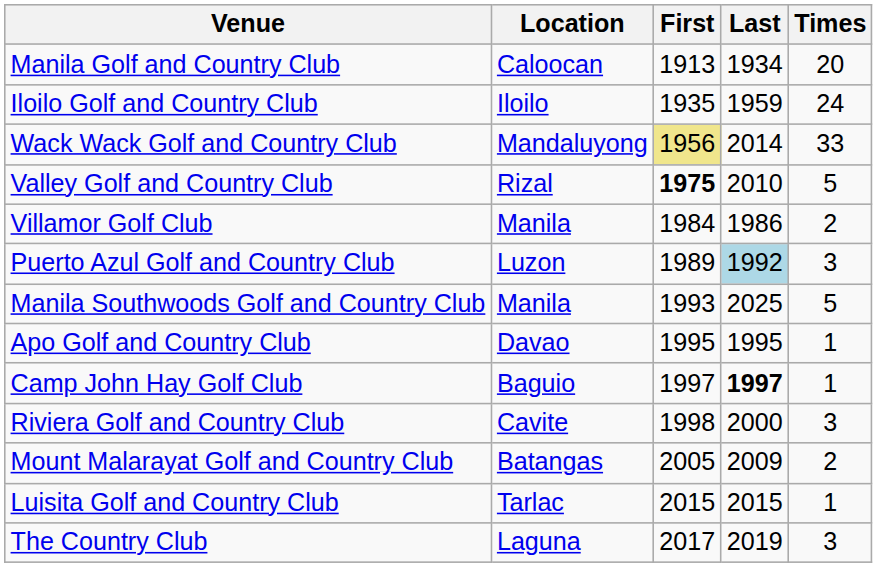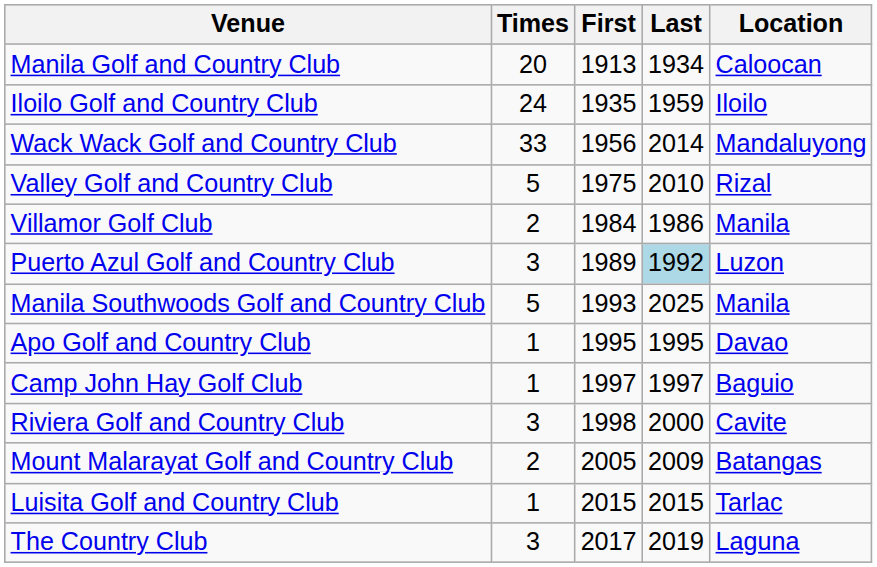columns swapped: (572, 24) <-> (830, 24)
(687, 143) khaki background -> (609, 143) no background
(687, 183) bold -> (609, 183) normal
(755, 382) bold -> (676, 382) normal
